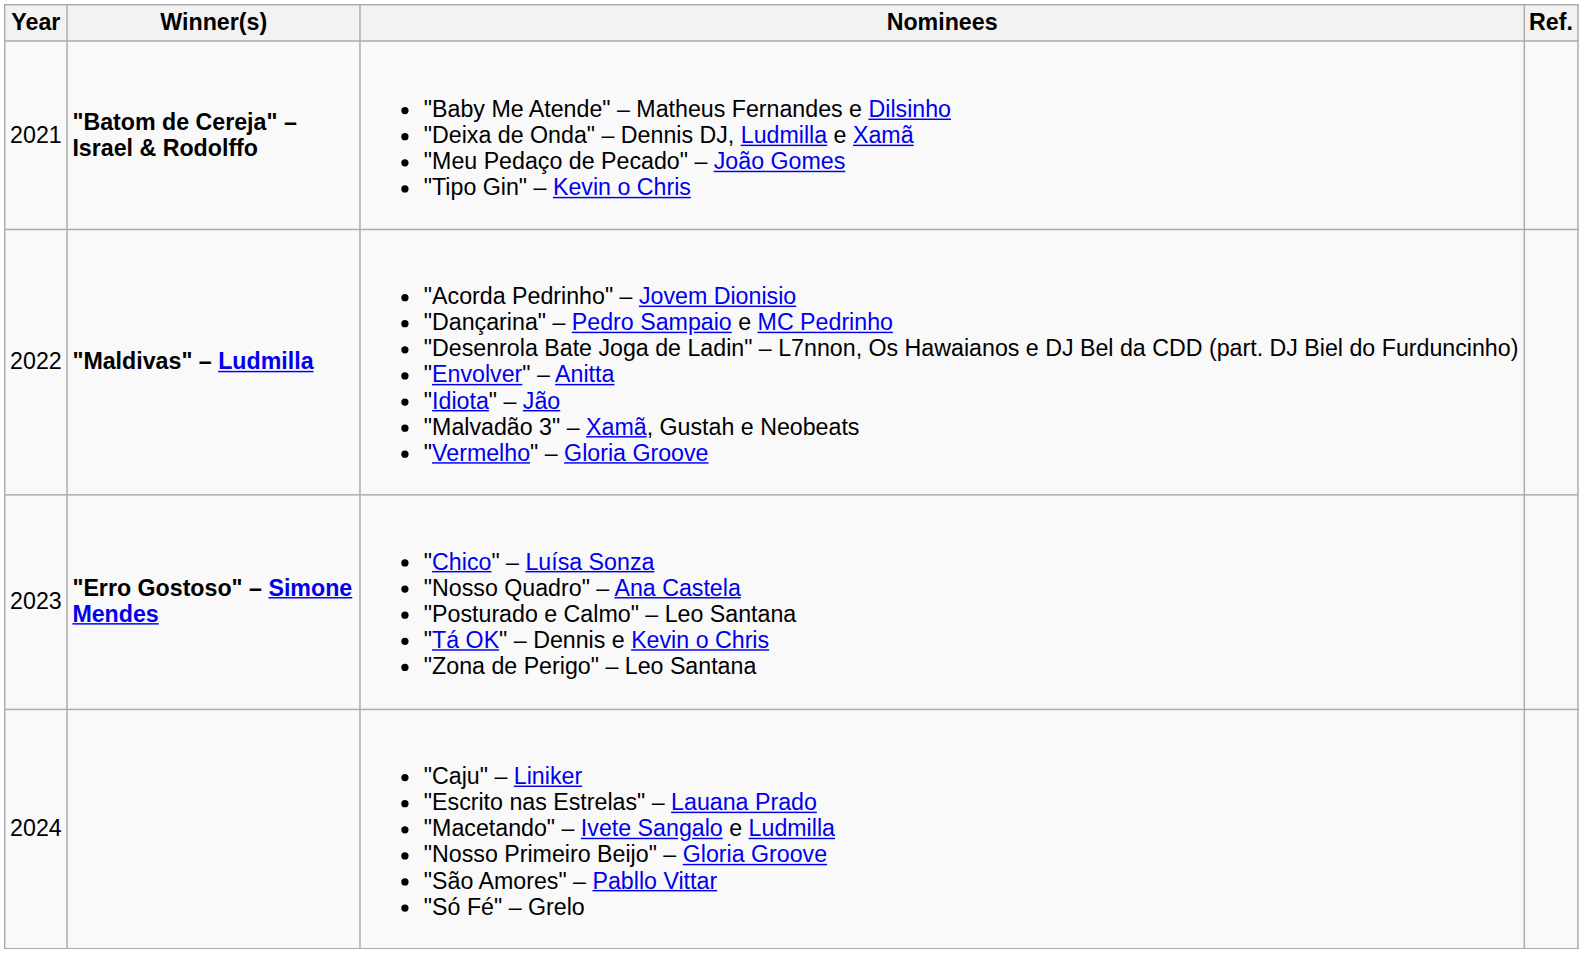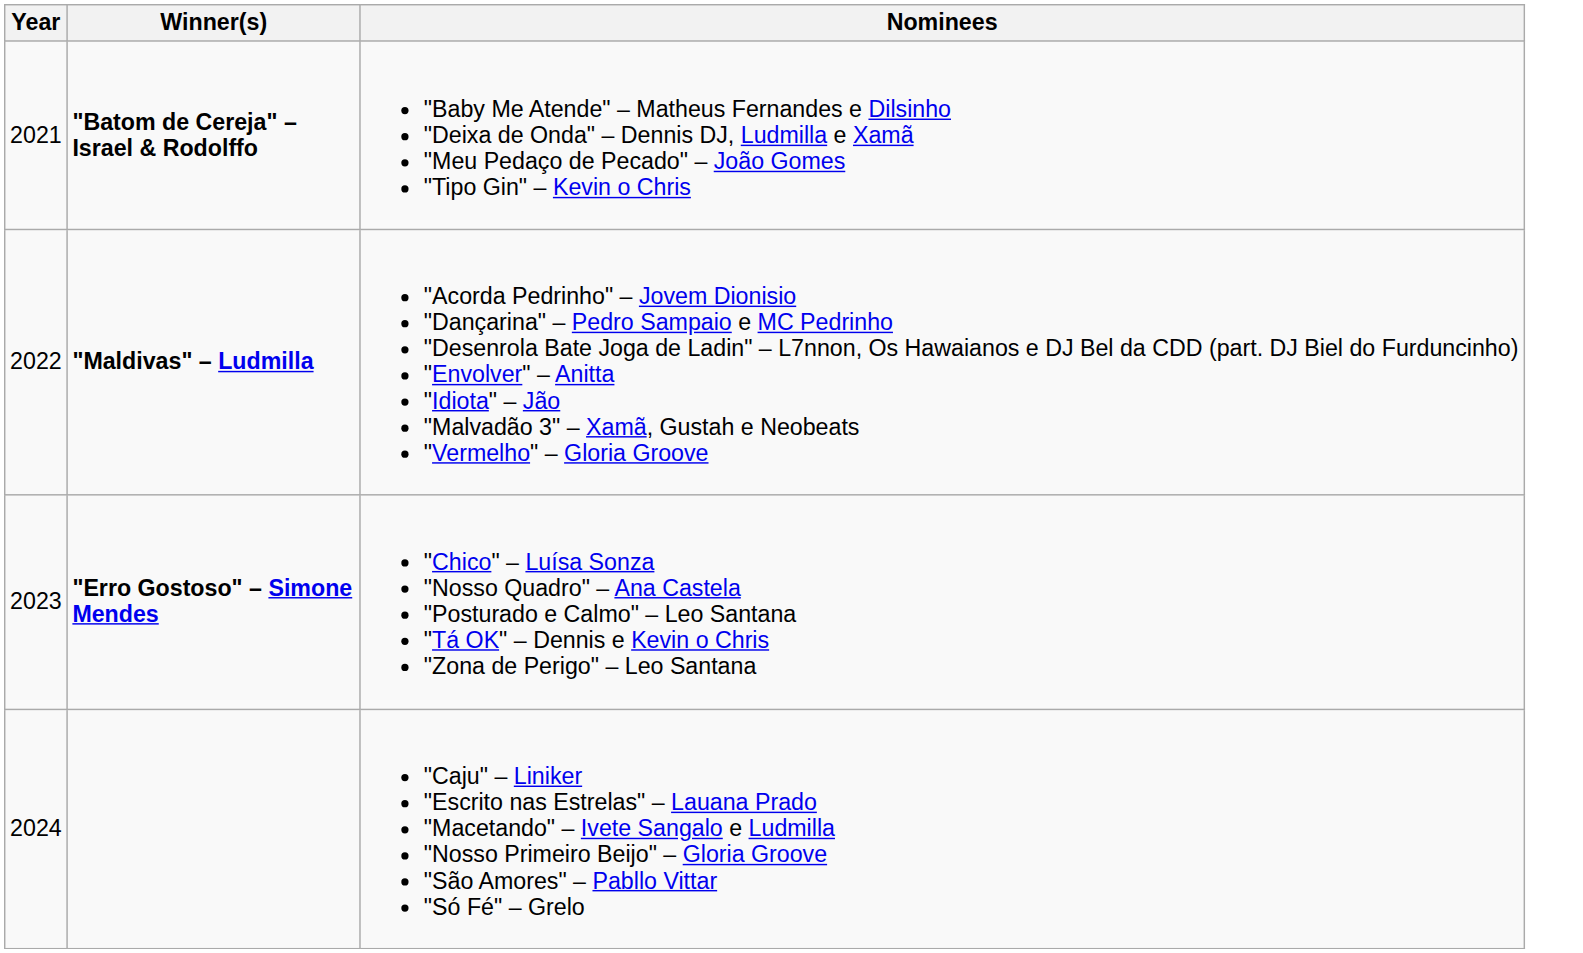- column: (1551, 22)
